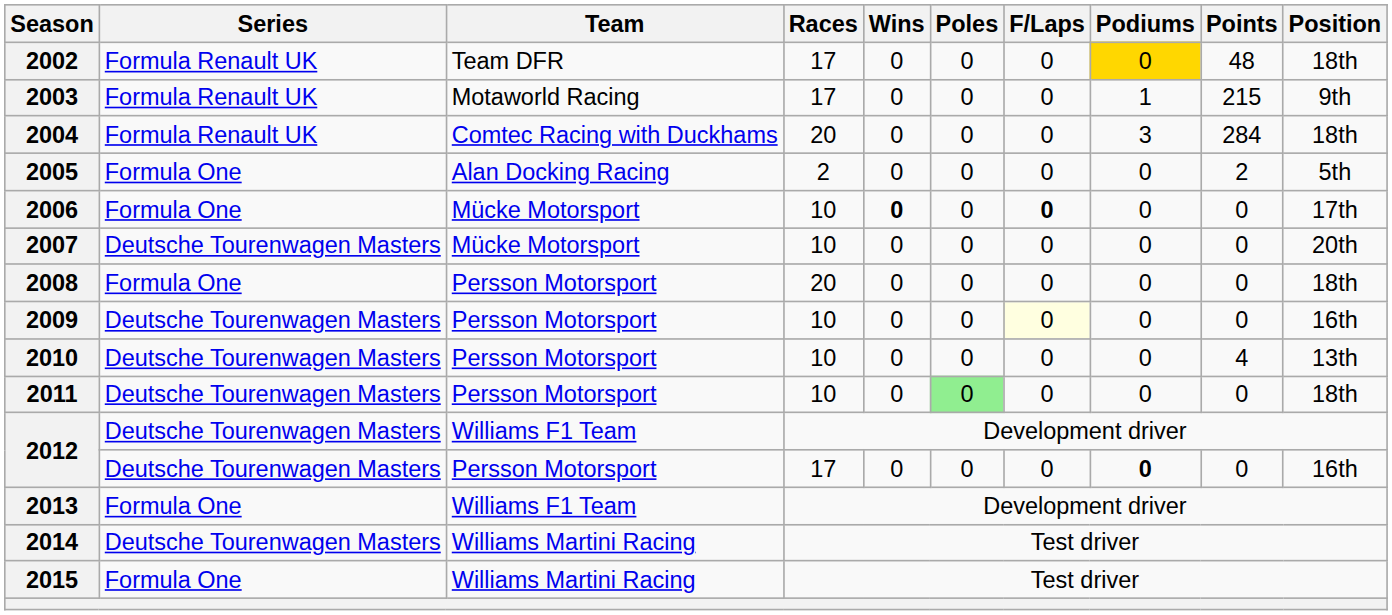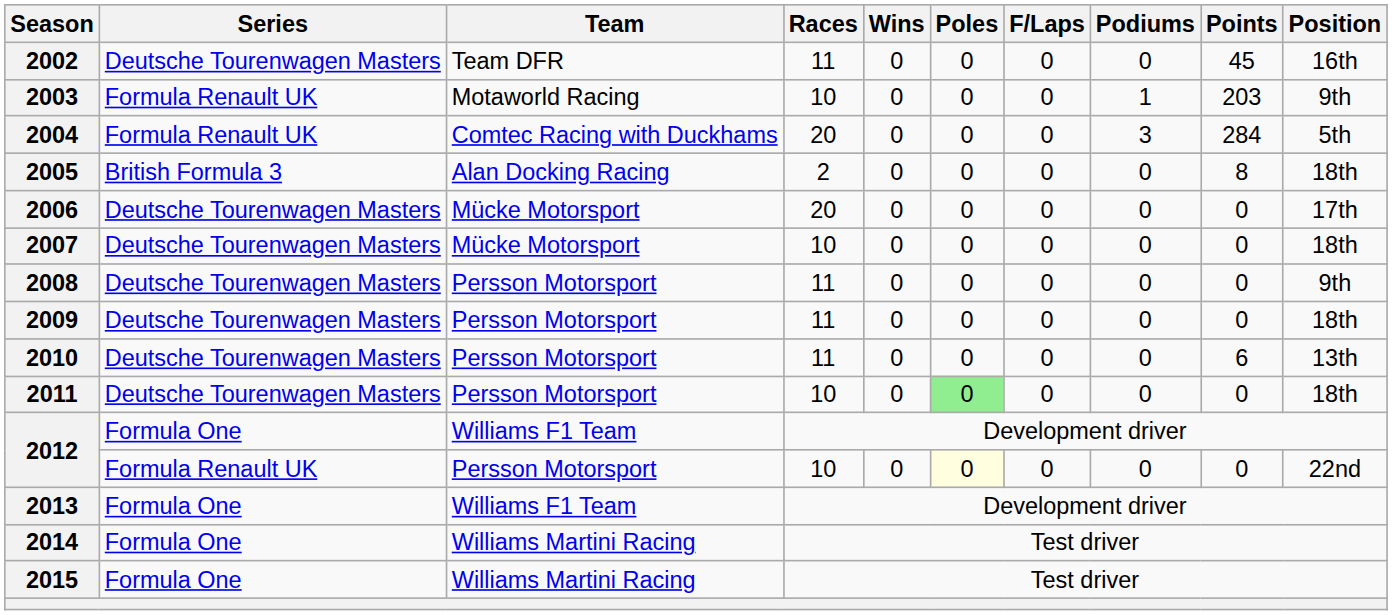(211, 61) Formula Renault UK -> (273, 61) Deutsche Tourenwagen Masters
(823, 61) 17 -> (823, 61) 11
(1145, 61) gold background -> (1145, 61) no background
(1242, 61) 48 -> (1242, 61) 45
(1335, 61) 18th -> (1335, 61) 16th
(823, 98) 17 -> (823, 98) 10
(1242, 98) 215 -> (1242, 98) 203
(1335, 135) 18th -> (1335, 135) 5th
(173, 172) Formula One -> (193, 172) British Formula 3
(1242, 172) 2 -> (1242, 172) 8
(1335, 172) 5th -> (1335, 172) 18th
(173, 209) Formula One -> (273, 209) Deutsche Tourenwagen Masters
(823, 209) 10 -> (823, 209) 20
(897, 209) bold -> (897, 209) normal
(1047, 209) bold -> (1047, 209) normal
(1335, 246) 20th -> (1335, 246) 18th
(173, 283) Formula One -> (273, 283) Deutsche Tourenwagen Masters
(823, 283) 20 -> (823, 283) 11
(1335, 283) 18th -> (1335, 283) 9th
(823, 320) 10 -> (823, 320) 11
(1047, 320) lightyellow background -> (1047, 320) no background
(1335, 320) 16th -> (1335, 320) 18th
(823, 357) 10 -> (823, 357) 11
(1242, 357) 4 -> (1242, 357) 6
(273, 432) Deutsche Tourenwagen Masters -> (173, 432) Formula One
(273, 469) Deutsche Tourenwagen Masters -> (211, 469) Formula Renault UK
(823, 469) 17 -> (823, 469) 10
(967, 469) no background -> (967, 469) lightyellow background
(1145, 469) bold -> (1145, 469) normal
(1335, 469) 16th -> (1335, 469) 22nd
(273, 543) Deutsche Tourenwagen Masters -> (173, 543) Formula One
